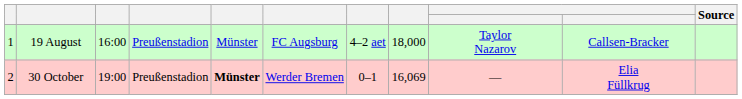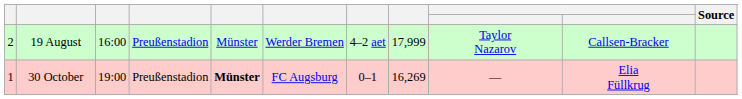(10, 42) 1 -> (10, 42) 2
(305, 42) FC Augsburg -> (305, 42) Werder Bremen
(409, 42) 18,000 -> (409, 42) 17,999
(10, 76) 2 -> (10, 76) 1
(305, 76) Werder Bremen -> (305, 76) FC Augsburg
(409, 76) 16,069 -> (409, 76) 16,269
